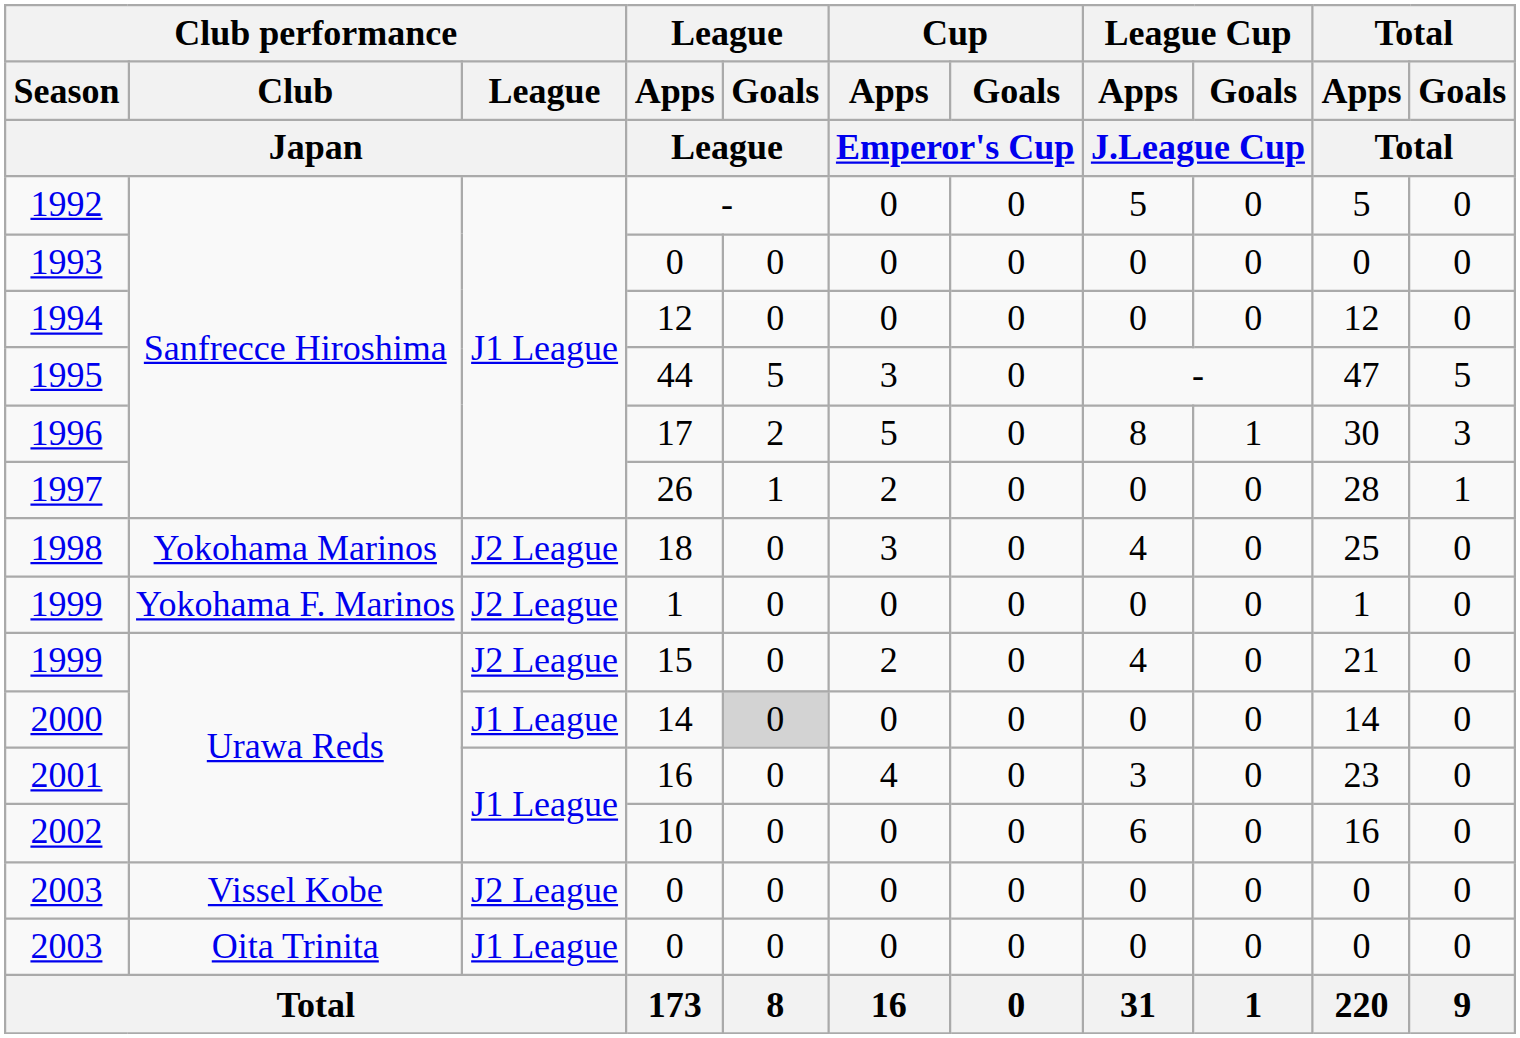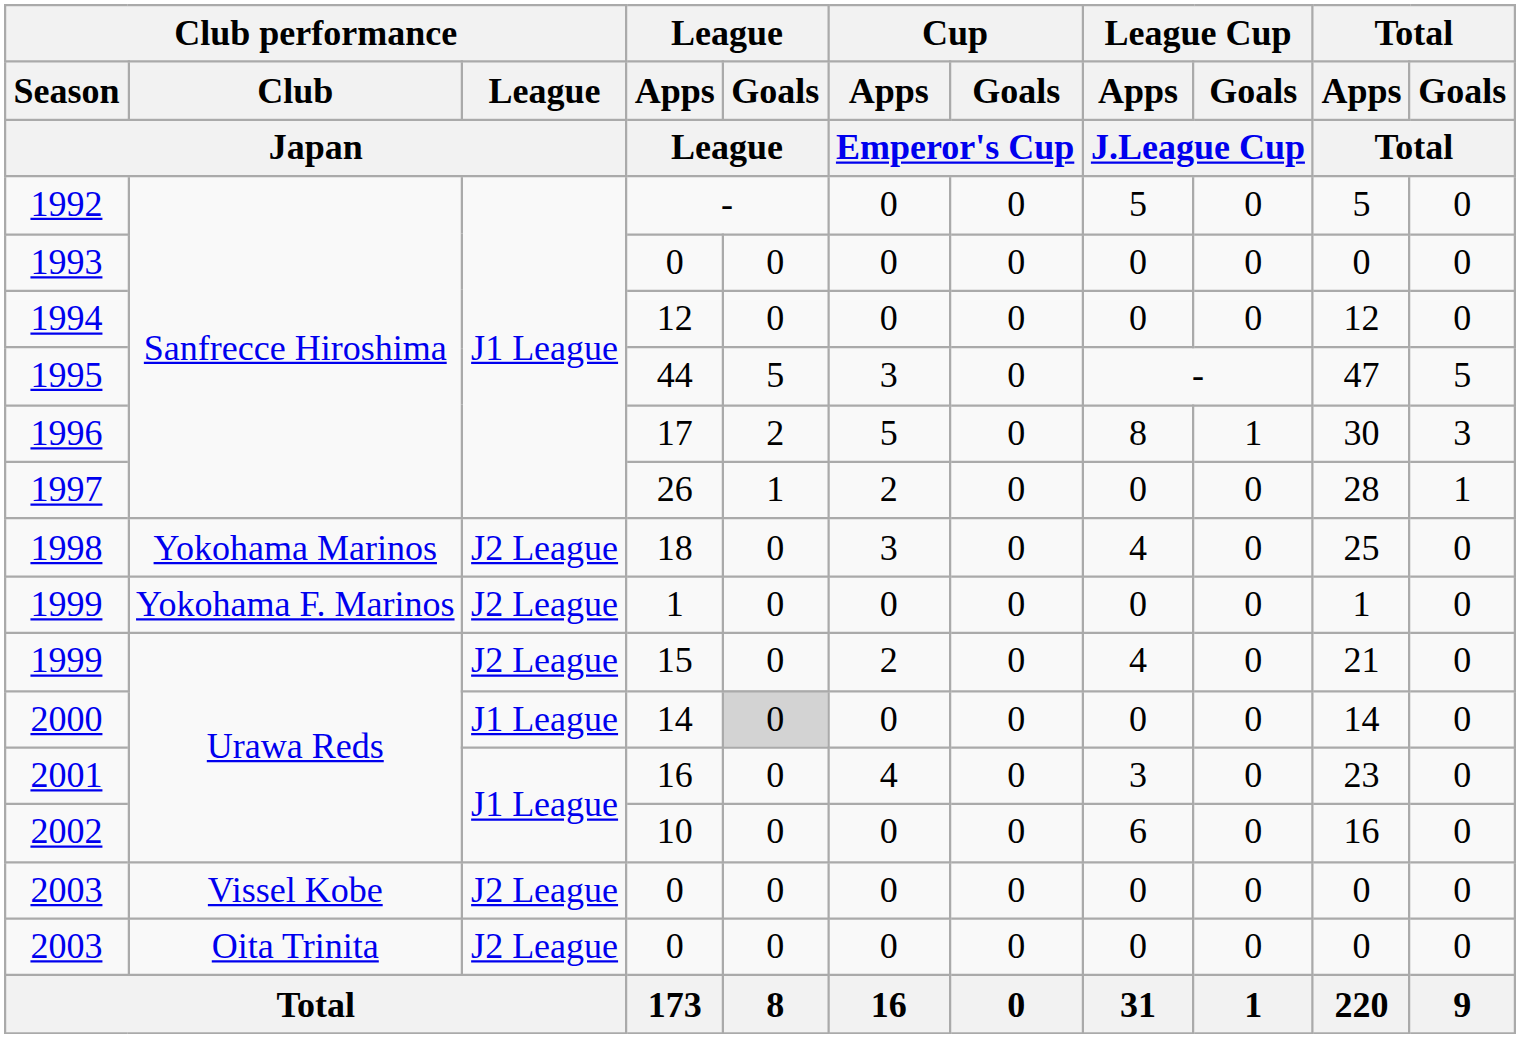(545, 946) J1 League -> (545, 946) J2 League
